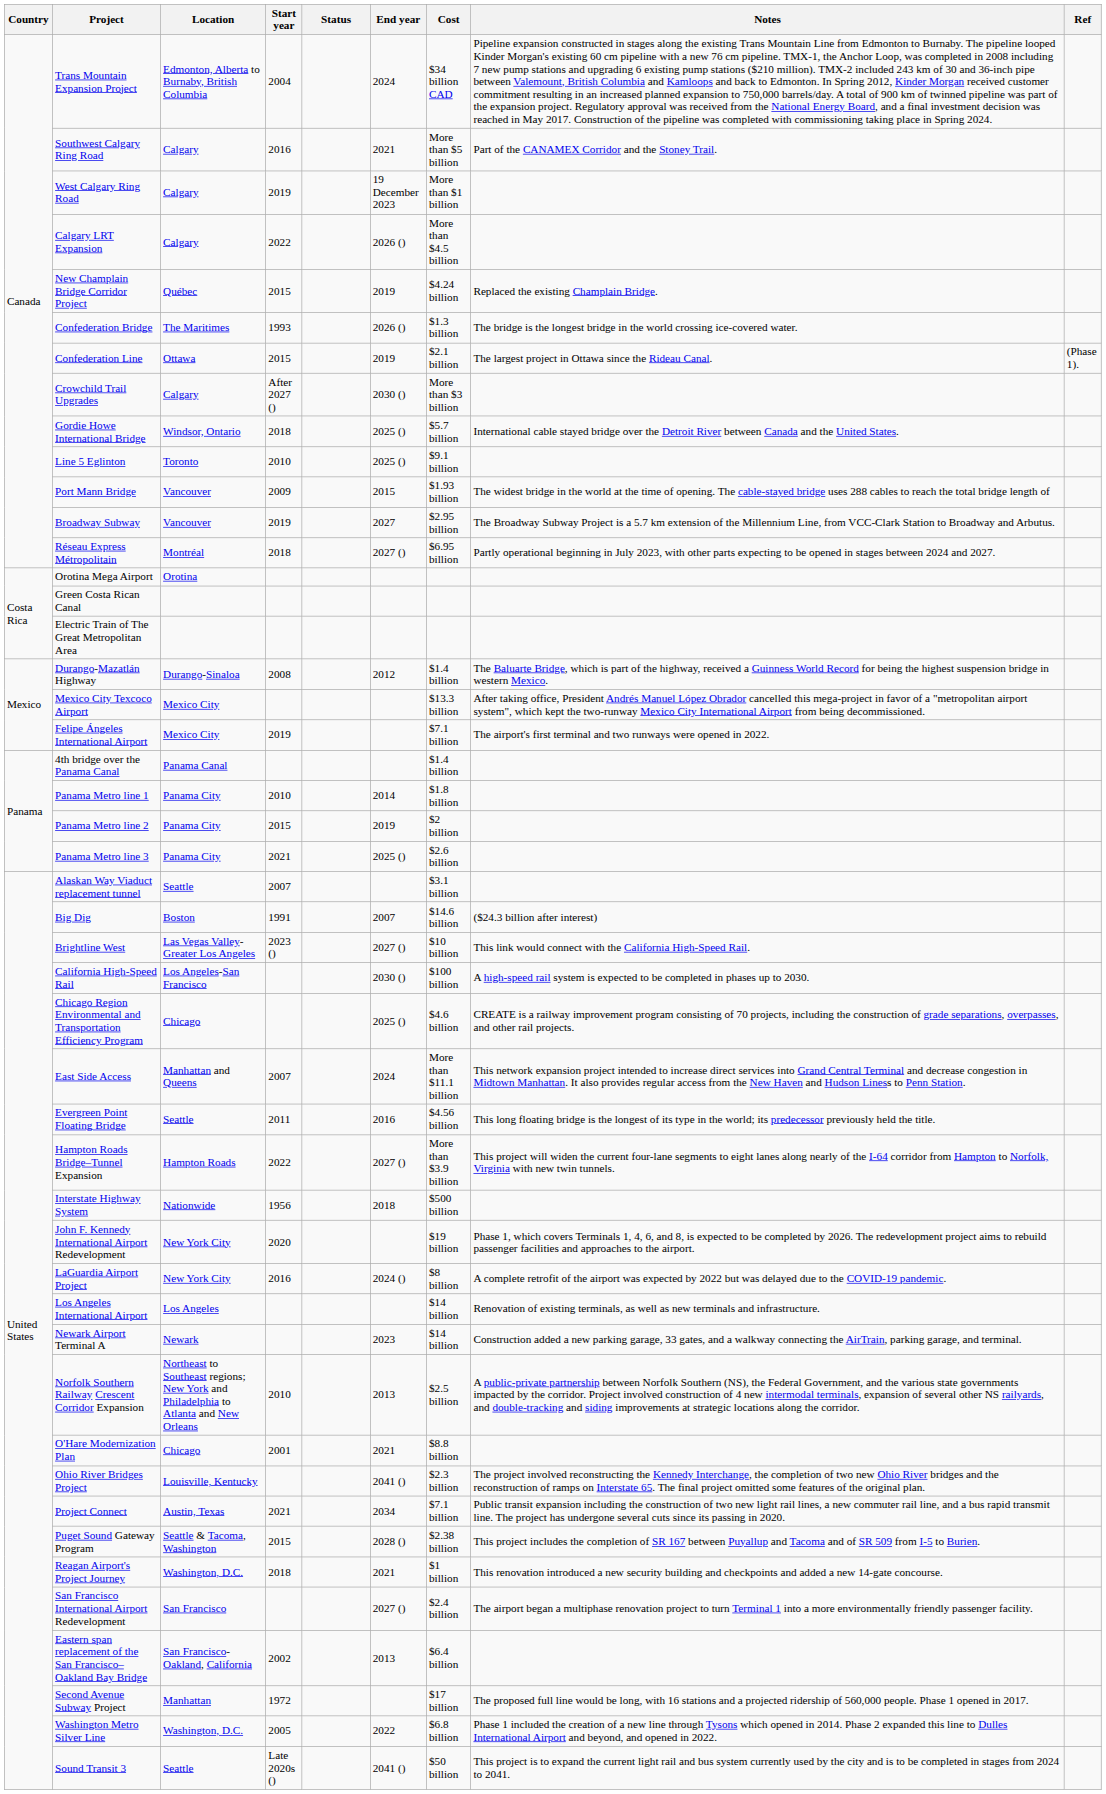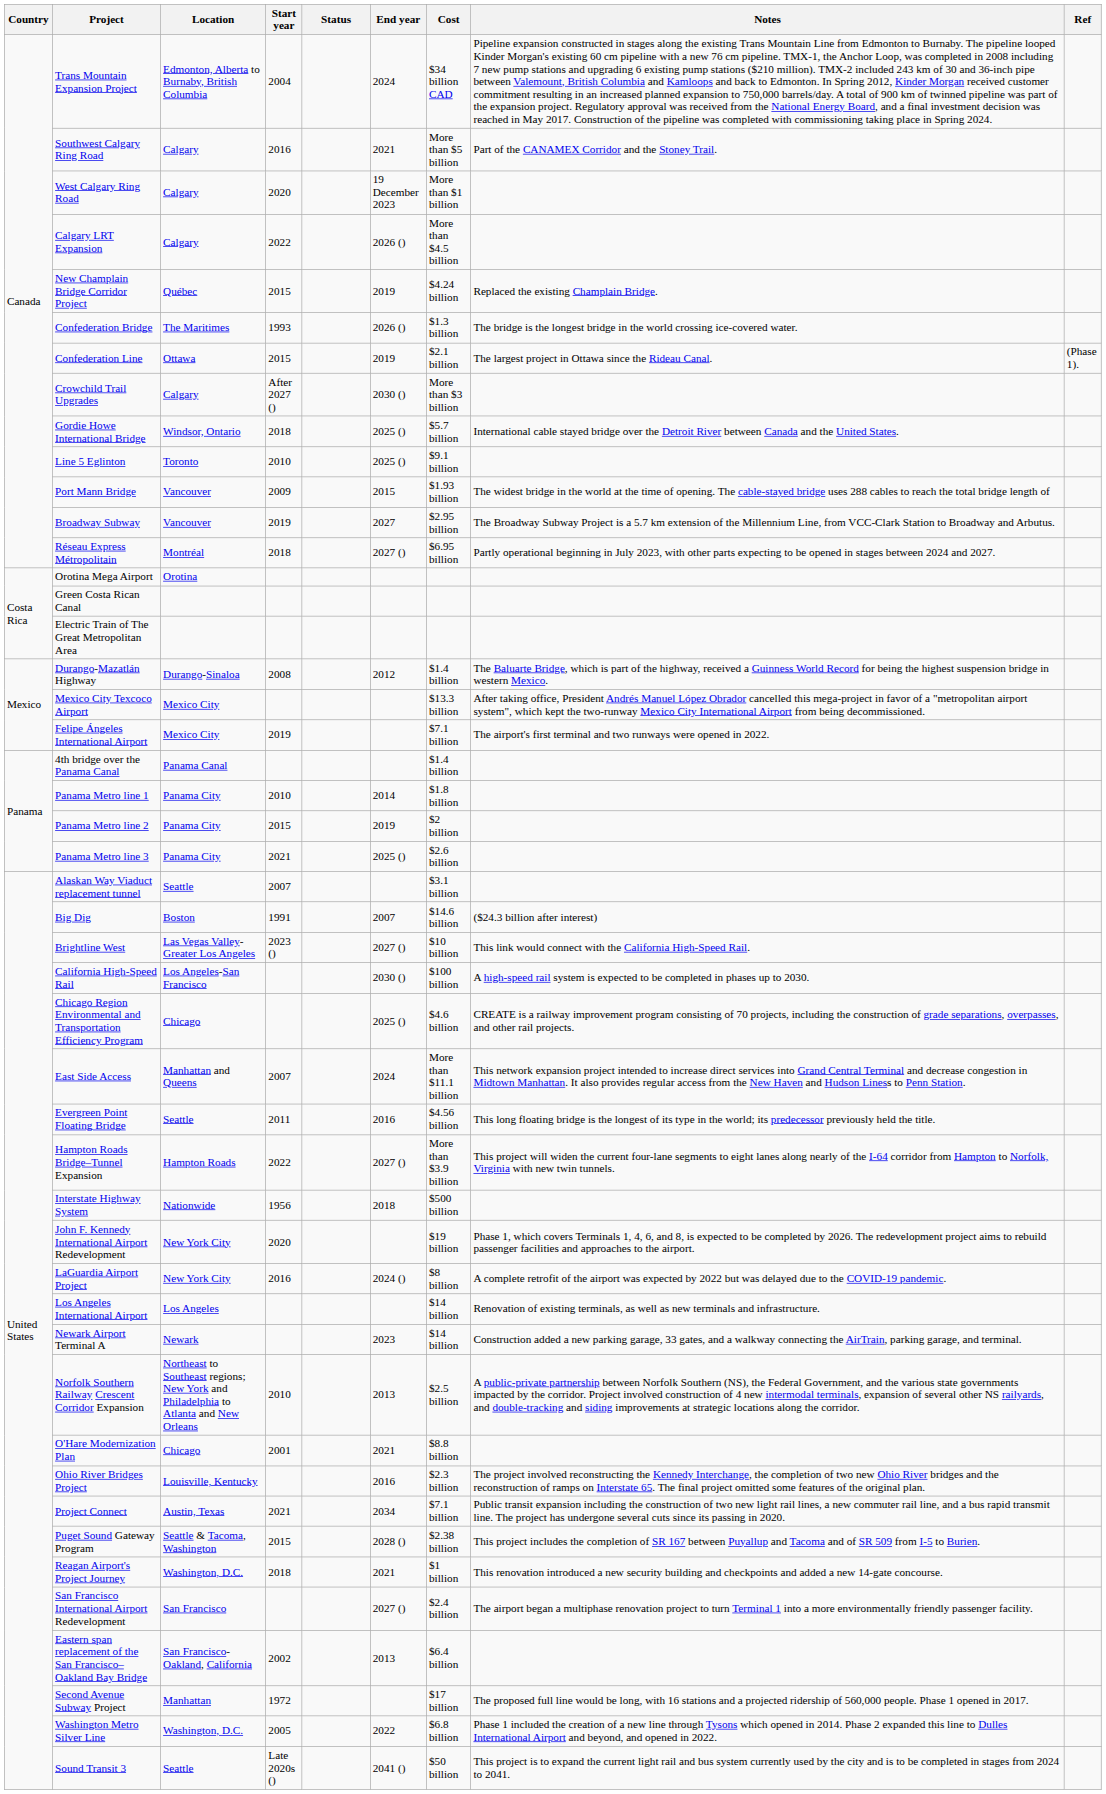(280, 192) 2019 -> (280, 192) 2020
(389, 1481) 2041 () -> (384, 1481) 2016
